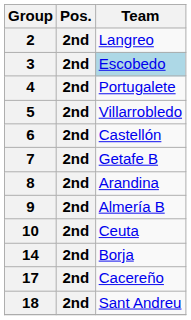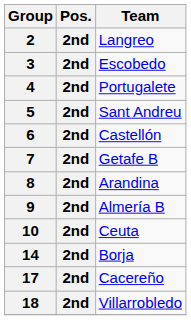(132, 64) lightblue background -> (132, 64) no background
(140, 111) Villarrobledo -> (140, 111) Sant Andreu
(140, 302) Sant Andreu -> (140, 302) Villarrobledo
